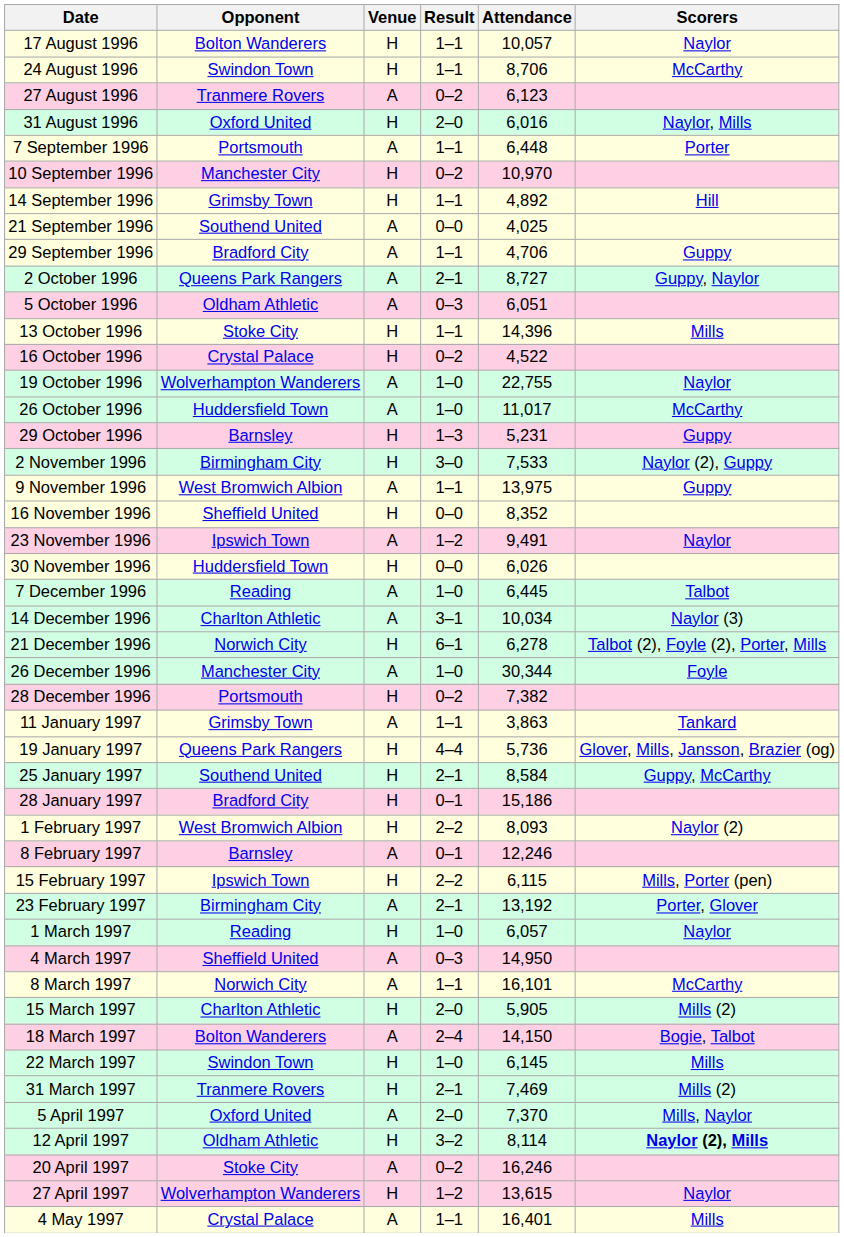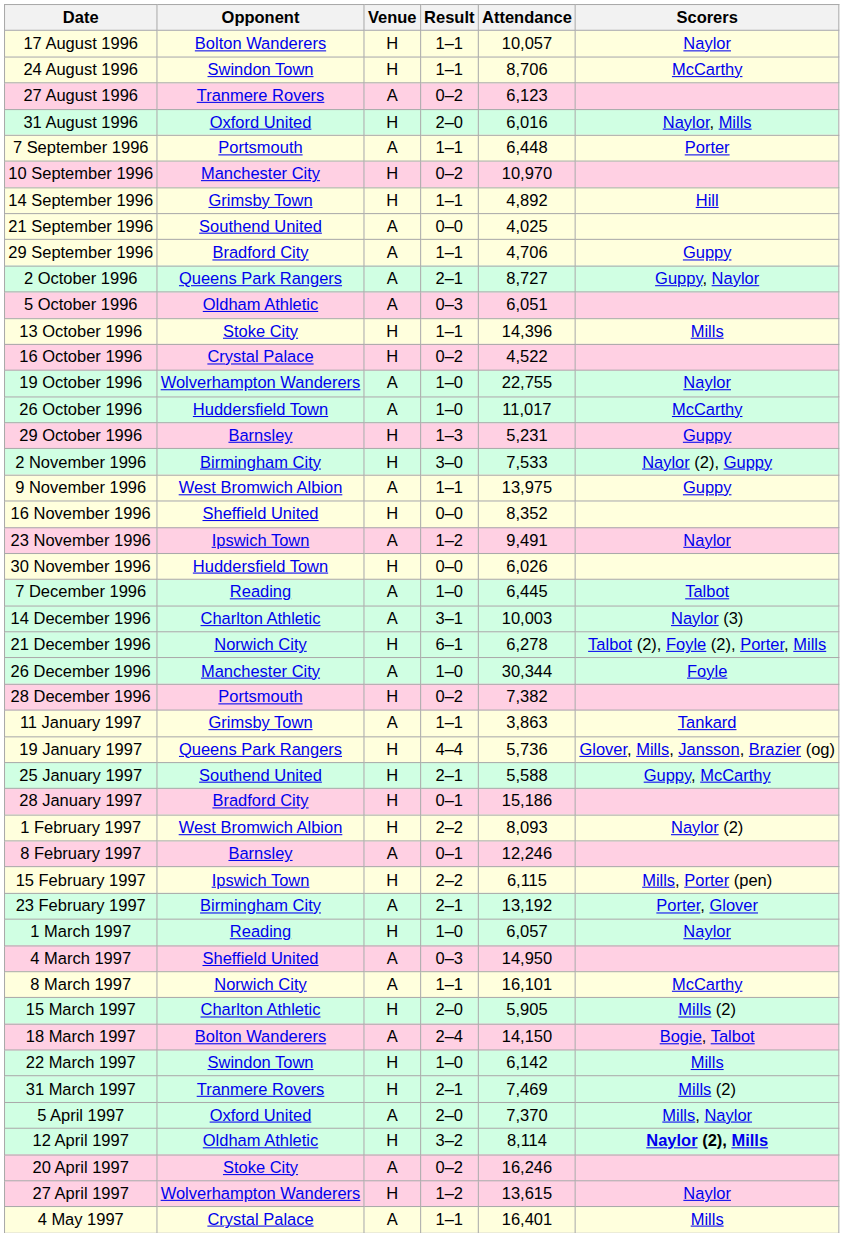(527, 618) 10,034 -> (527, 618) 10,003
(527, 775) 8,584 -> (527, 775) 5,588
(527, 1063) 6,145 -> (527, 1063) 6,142
